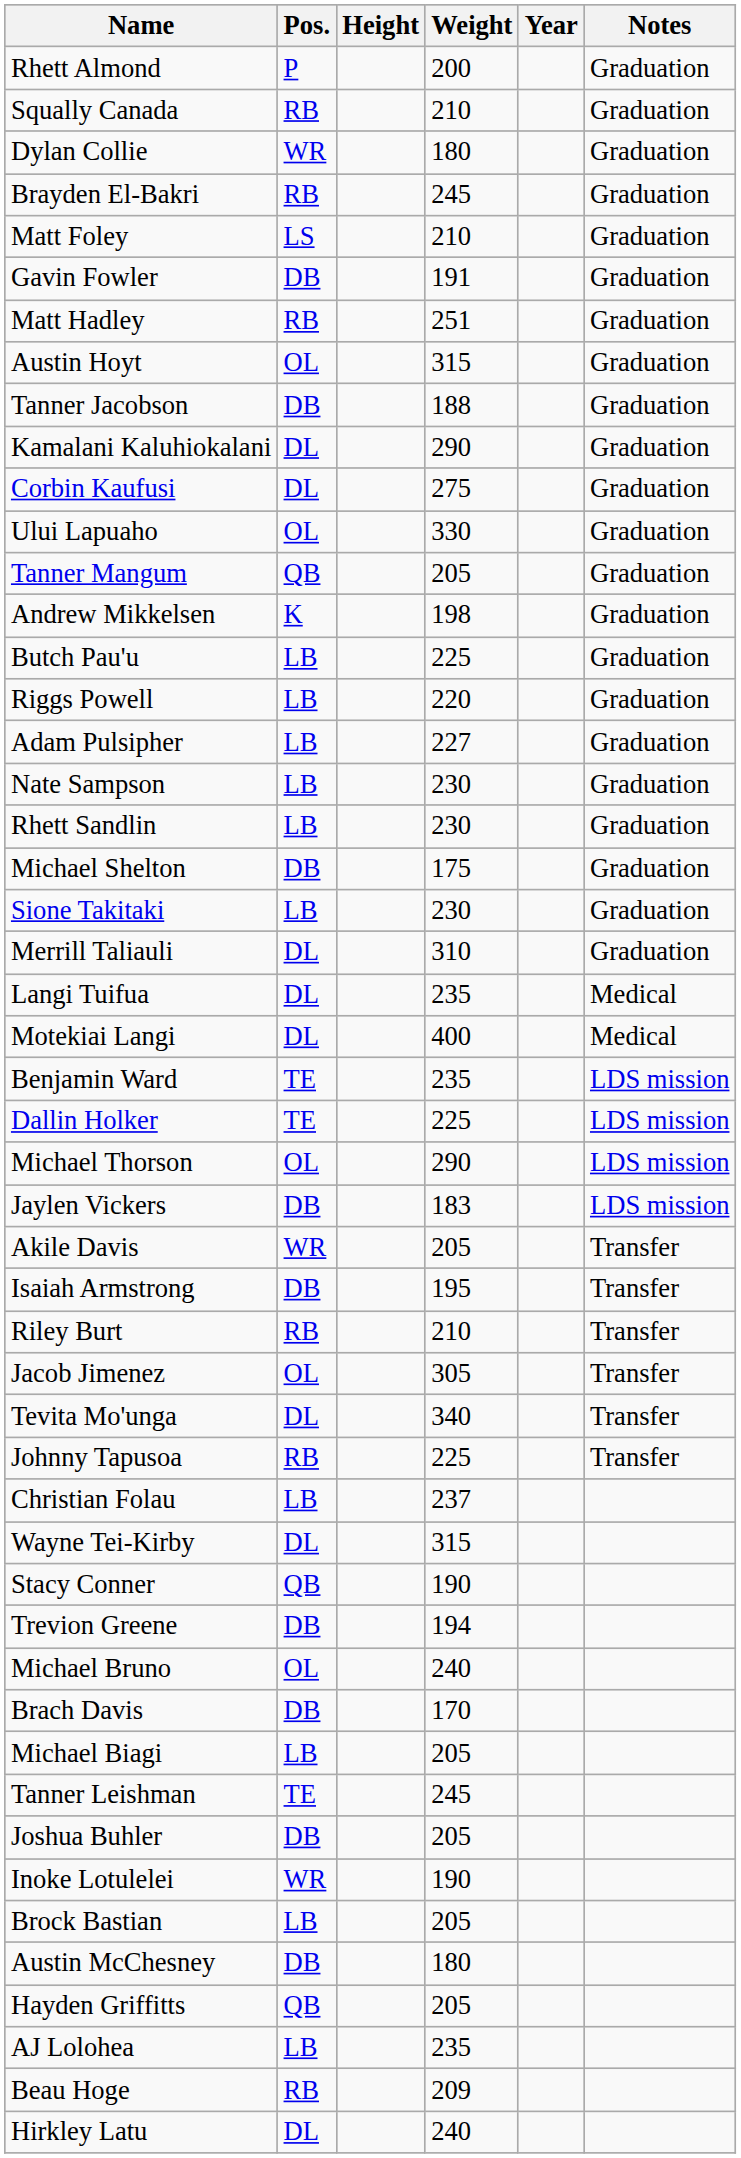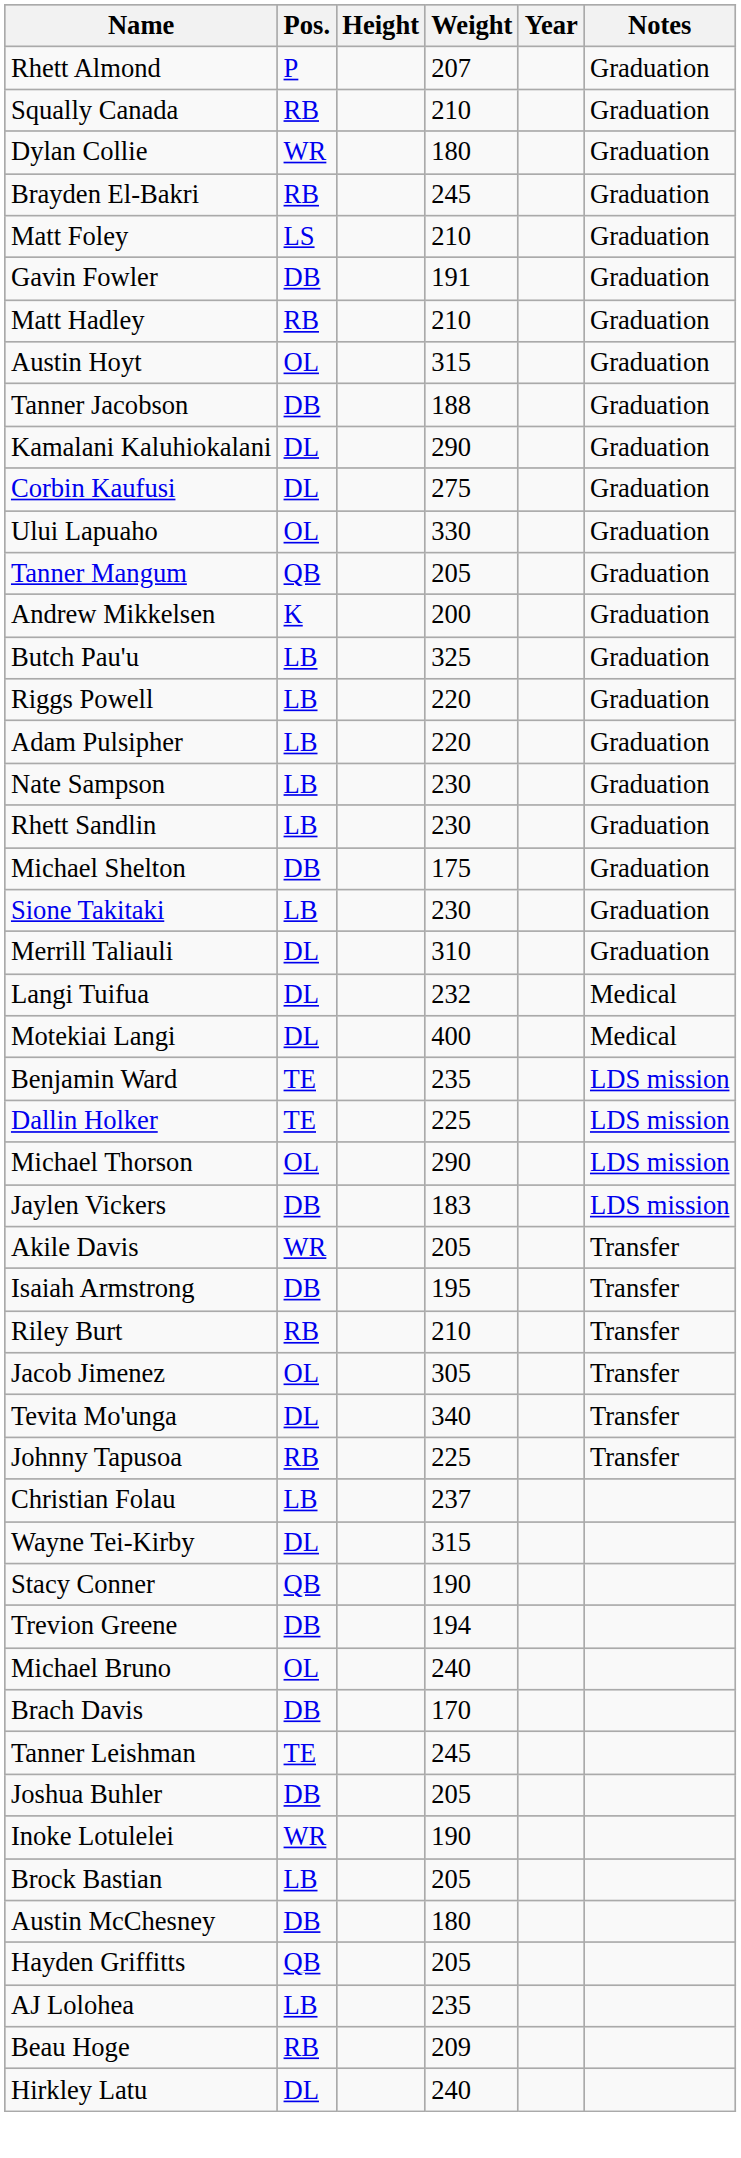(451, 67) 200 -> (451, 67) 207
(451, 320) 251 -> (451, 320) 210
(451, 615) 198 -> (451, 615) 200
(451, 657) 225 -> (451, 657) 325
(451, 741) 227 -> (451, 741) 220
(451, 994) 235 -> (451, 994) 232
- row: (87, 1752)
